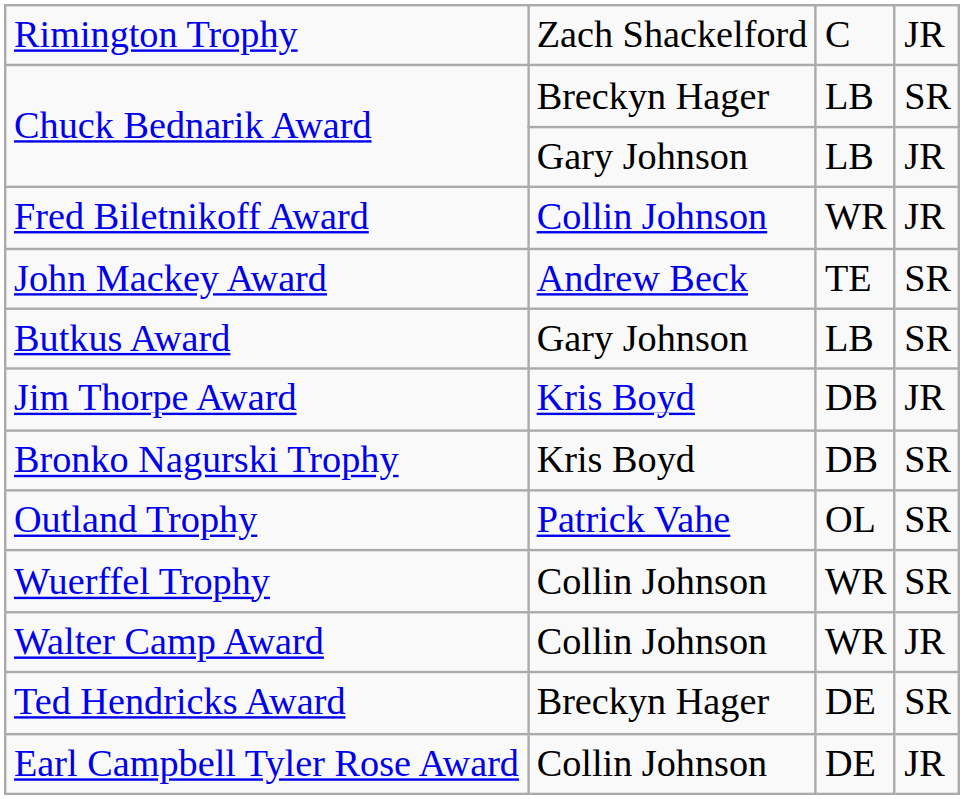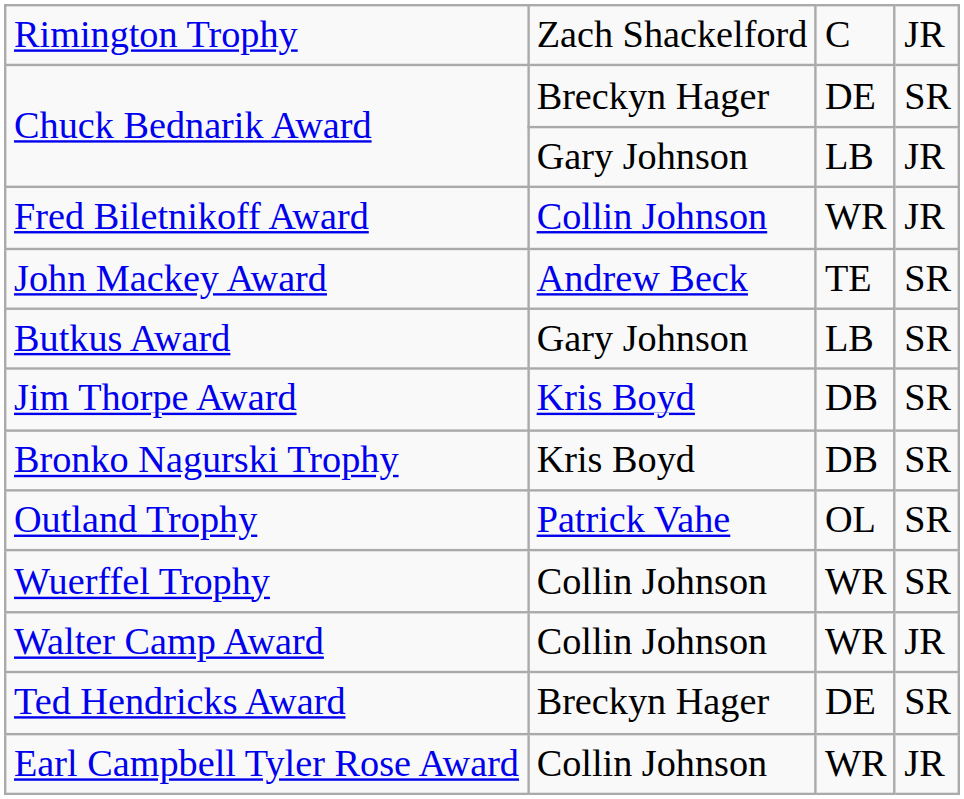(849, 95) LB -> (850, 95) DE
(924, 398) JR -> (928, 398) SR
(850, 762) DE -> (856, 762) WR
